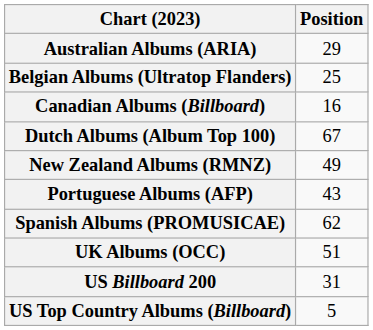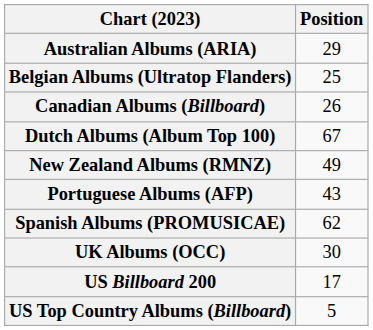(332, 106) 16 -> (332, 106) 26
(332, 252) 51 -> (332, 252) 30
(332, 281) 31 -> (332, 281) 17
